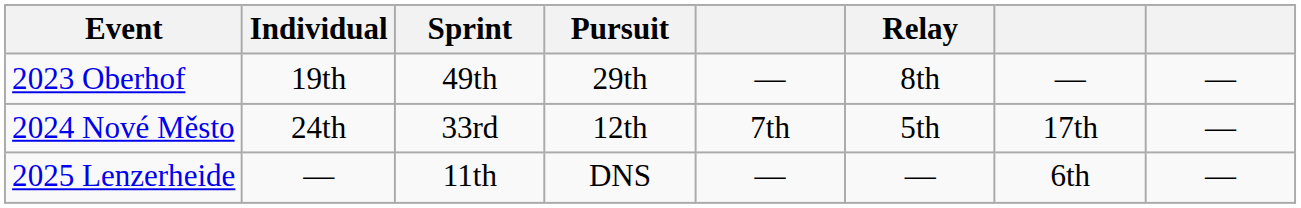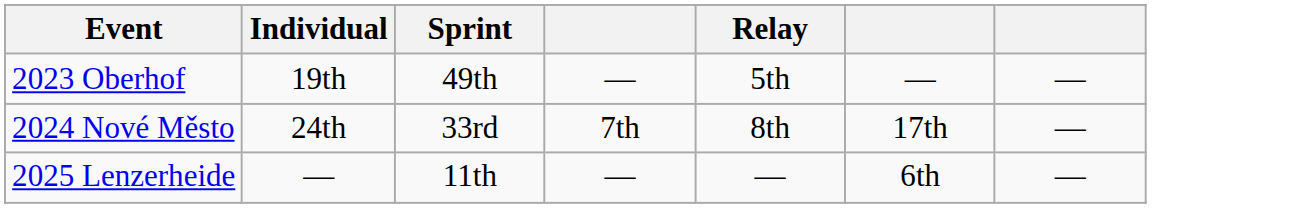- column: (620, 29)
(920, 78) 8th -> (770, 78) 5th
(920, 127) 5th -> (770, 127) 8th
